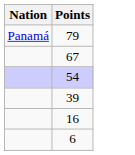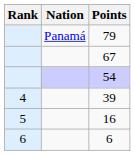+ column: (23, 14)
